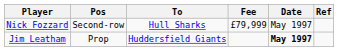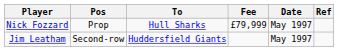(98, 25) Second-row -> (98, 25) Prop
(98, 39) Prop -> (98, 39) Second-row
(291, 39) bold -> (291, 39) normal
